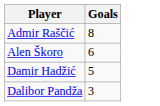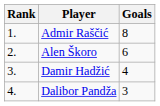+ column: (21, 14)
(91, 71) 5 -> (125, 71) 4
